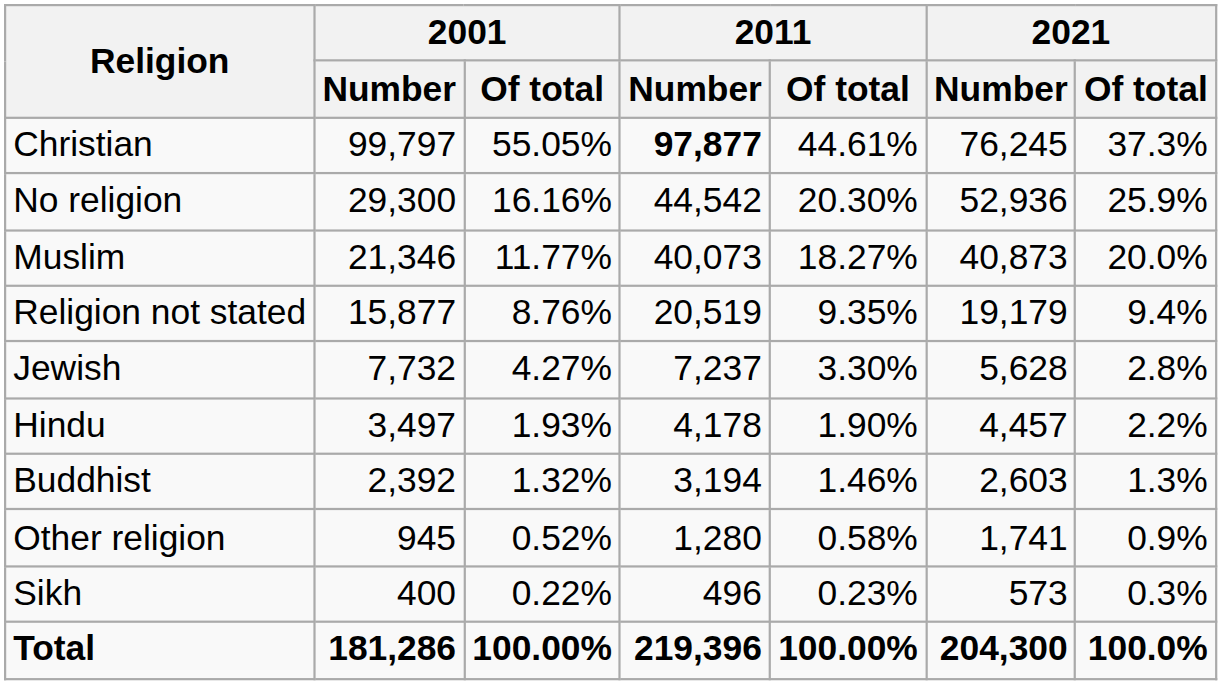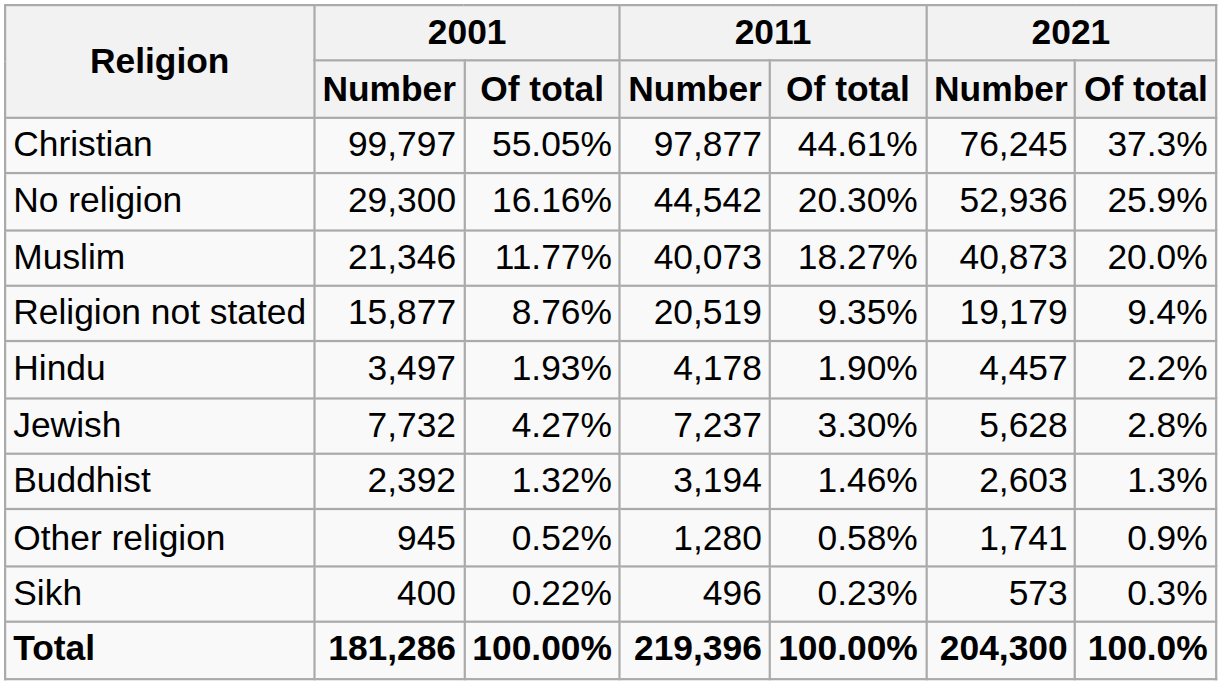(708, 144) bold -> (708, 144) normal
rows swapped: (67, 369) <-> (59, 425)
